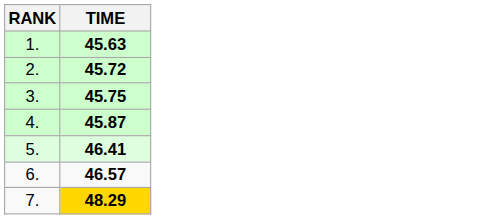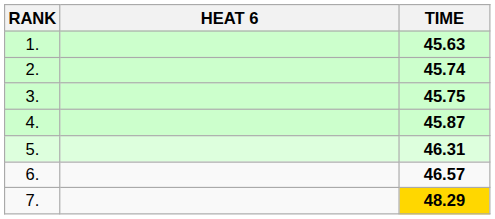+ column: (230, 18)
(105, 70) 45.72 -> (444, 70) 45.74
(105, 149) 46.41 -> (444, 149) 46.31
